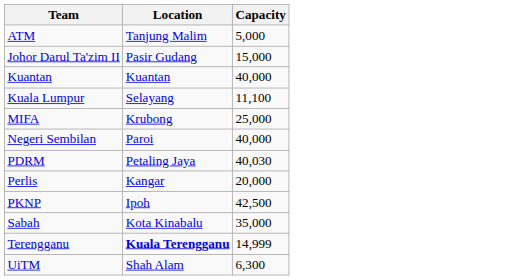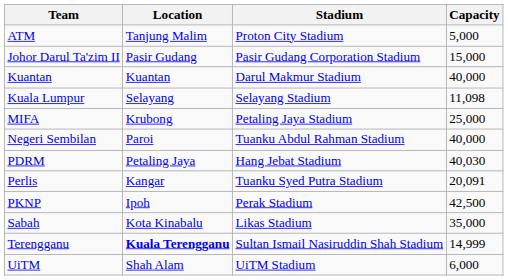+ column: (339, 14)
(253, 98) 11,100 -> (467, 98) 11,098
(254, 181) 20,000 -> (467, 181) 20,091
(250, 264) 6,300 -> (464, 264) 6,000
